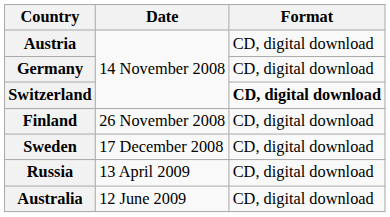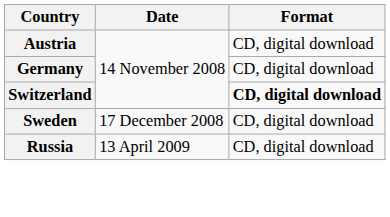- row: (50, 120)
- row: (50, 198)
